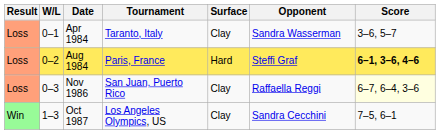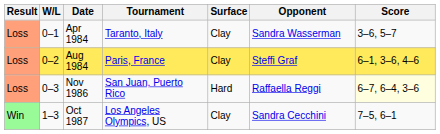(221, 61) Hard -> (220, 61) Clay
(388, 61) bold -> (388, 61) normal
(220, 88) Clay -> (221, 88) Hard
